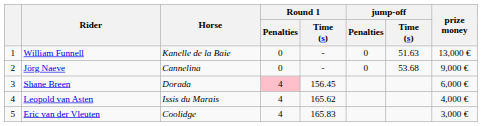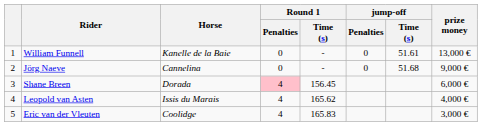(409, 53) 51.63 -> (409, 53) 51.61
(409, 68) 53.68 -> (409, 68) 51.68
